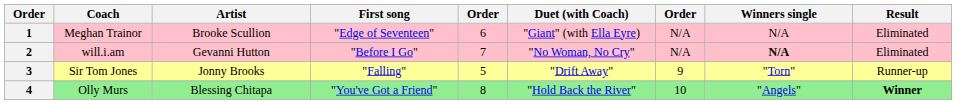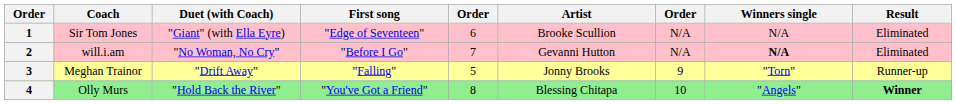columns swapped: (231, 14) <-> (582, 14)
(103, 33) Meghan Trainor -> (103, 33) Sir Tom Jones
(103, 71) Sir Tom Jones -> (103, 71) Meghan Trainor
